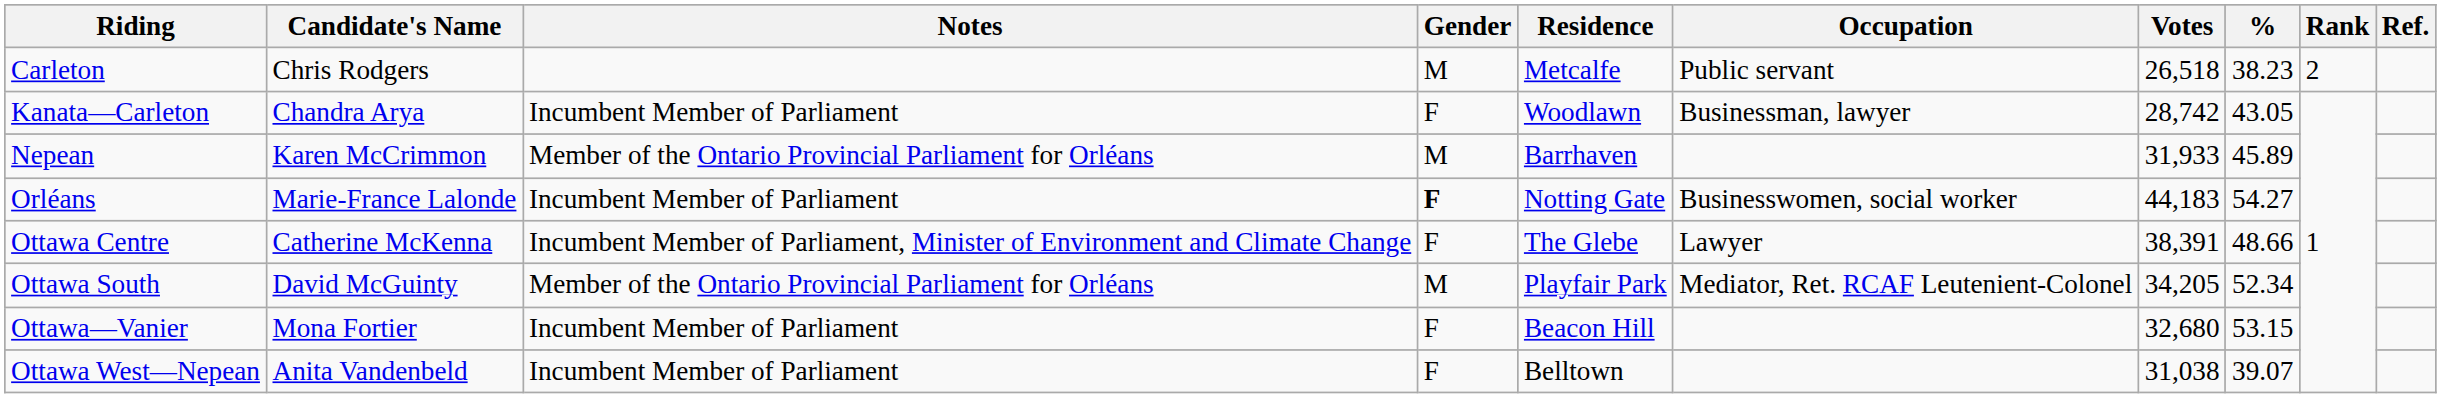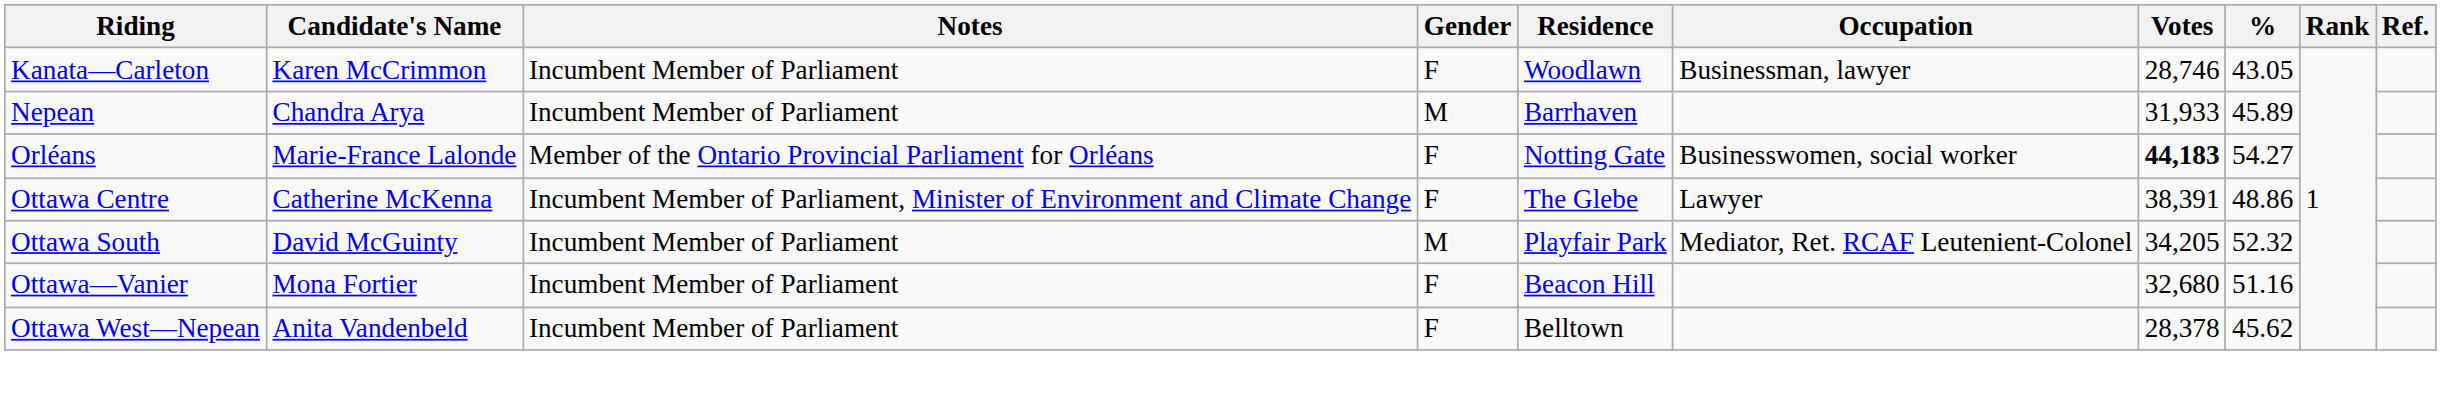- row: (58, 69)
(348, 112) Chandra Arya -> (379, 69) Karen McCrimmon
(2182, 112) 28,742 -> (2182, 69) 28,746
(379, 155) Karen McCrimmon -> (348, 112) Chandra Arya
(841, 155) Member of the Ontario Provincial Parliament for Orléans -> (714, 112) Incumbent Member of Parliament
(714, 198) Incumbent Member of Parliament -> (841, 155) Member of the Ontario Provincial Parliament for Orléans
(1432, 198) bold -> (1431, 155) normal
(2182, 198) normal -> (2182, 155) bold
(2263, 241) 48.66 -> (2263, 198) 48.86
(841, 284) Member of the Ontario Provincial Parliament for Orléans -> (714, 241) Incumbent Member of Parliament
(2263, 284) 52.34 -> (2263, 241) 52.32
(2263, 328) 53.15 -> (2263, 284) 51.16
(2182, 371) 31,038 -> (2182, 328) 28,378
(2263, 371) 39.07 -> (2263, 328) 45.62
